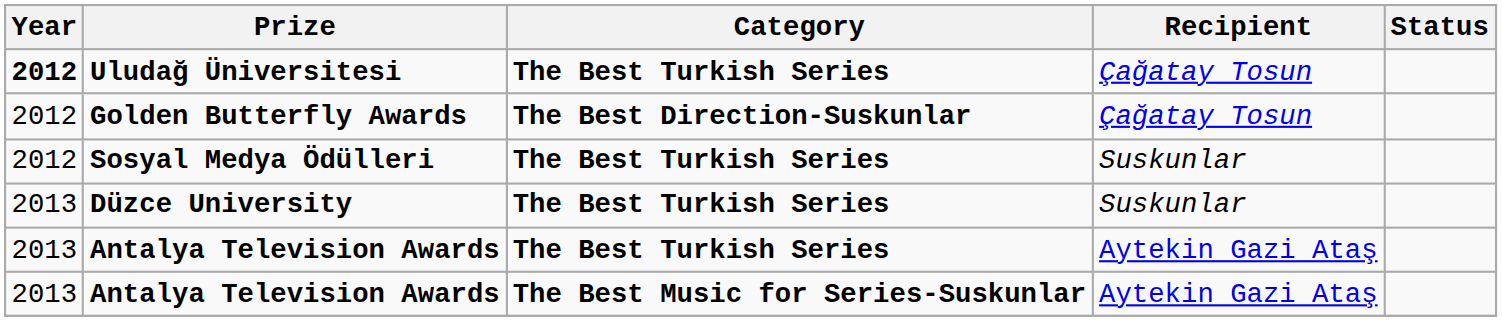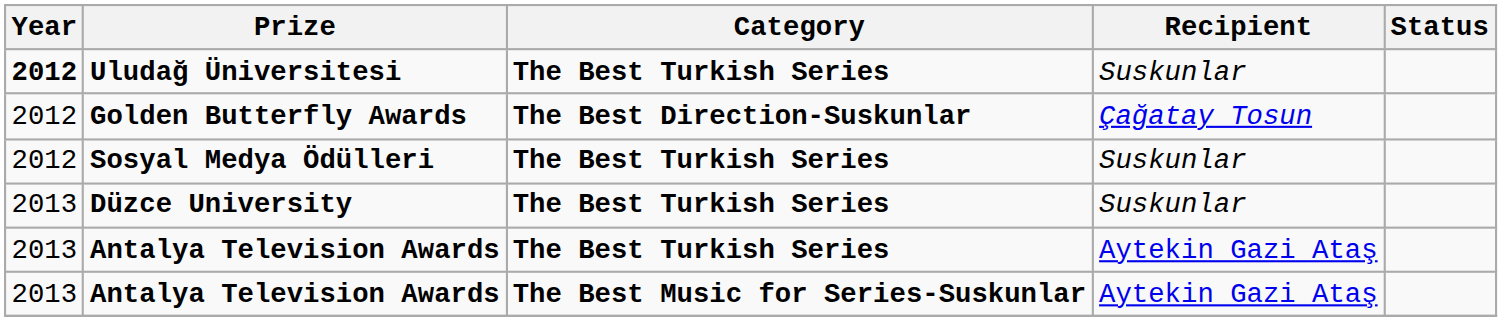(1206, 72) Çağatay Tosun -> (1173, 72) Suskunlar
